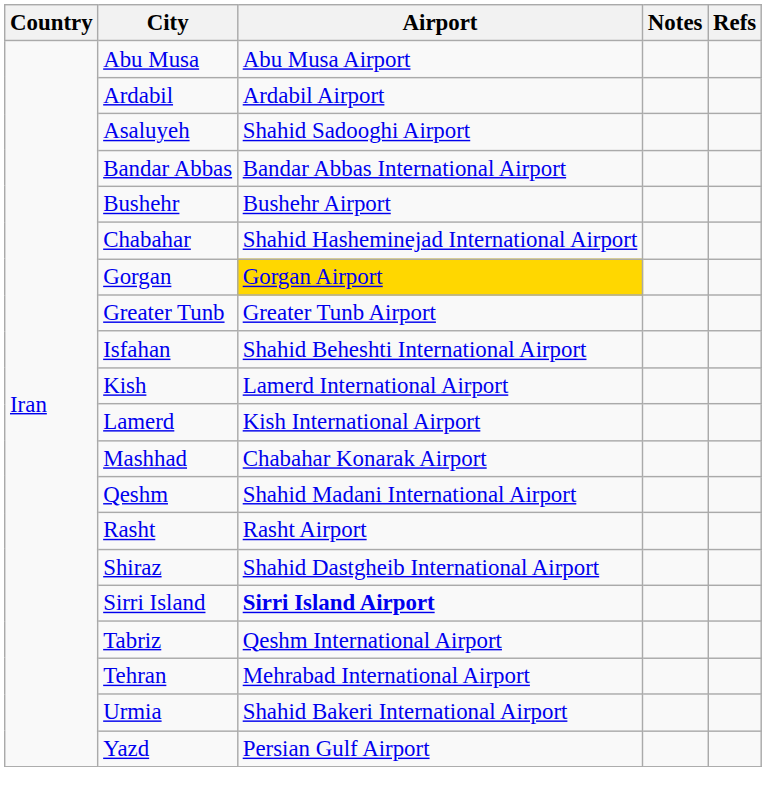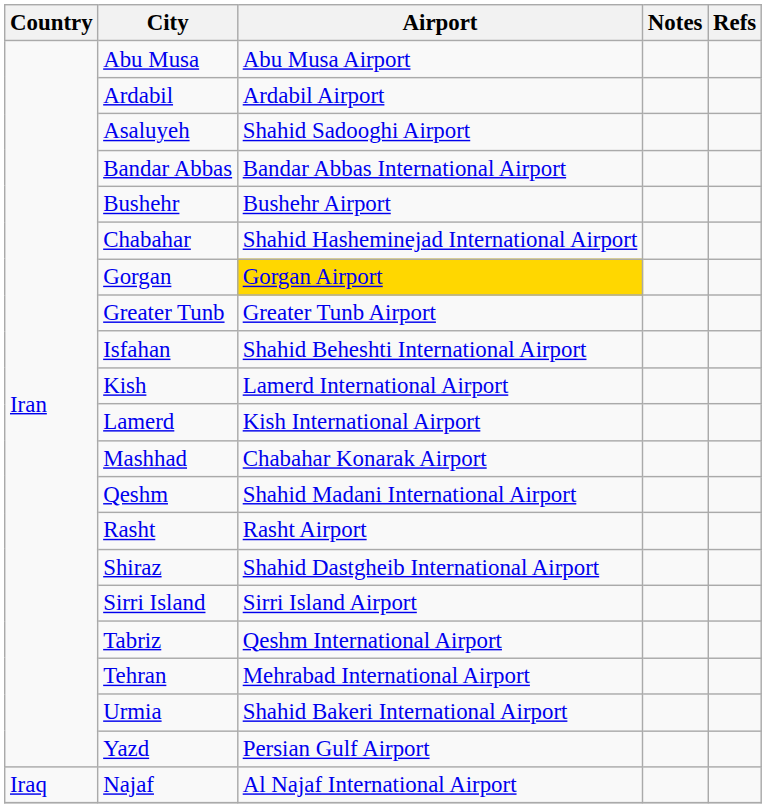(339, 603) bold -> (330, 603) normal
+ row: (129, 784)
